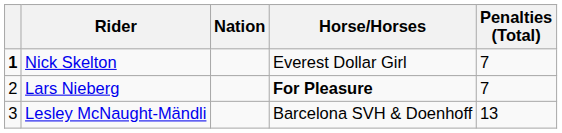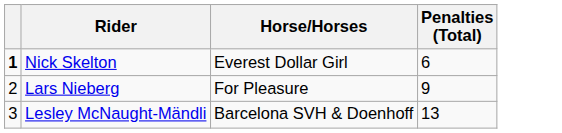- column: (240, 26)
(485, 62) 7 -> (426, 62) 6
(323, 88) bold -> (261, 88) normal
(485, 88) 7 -> (426, 88) 9
